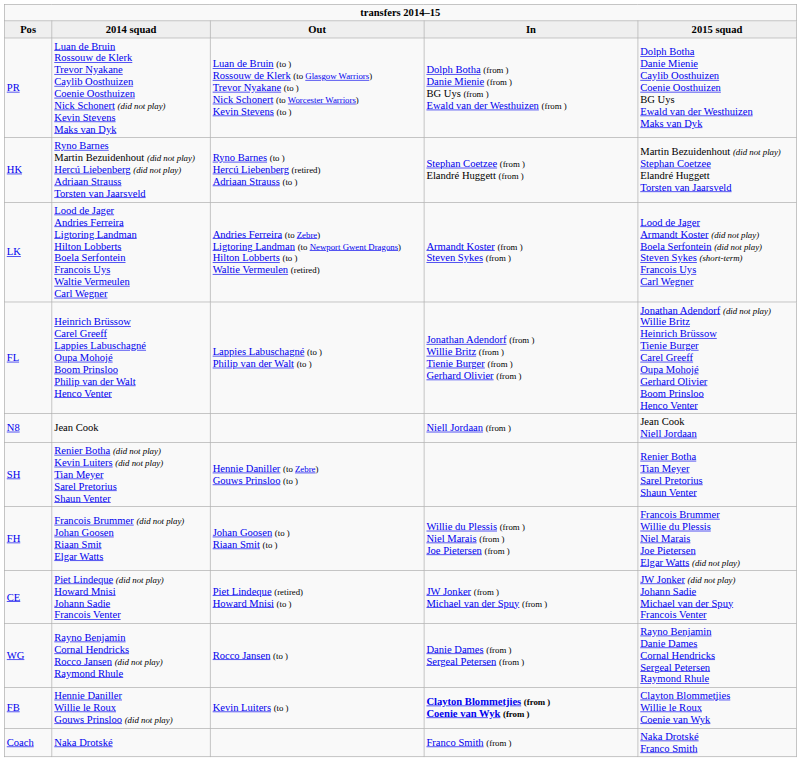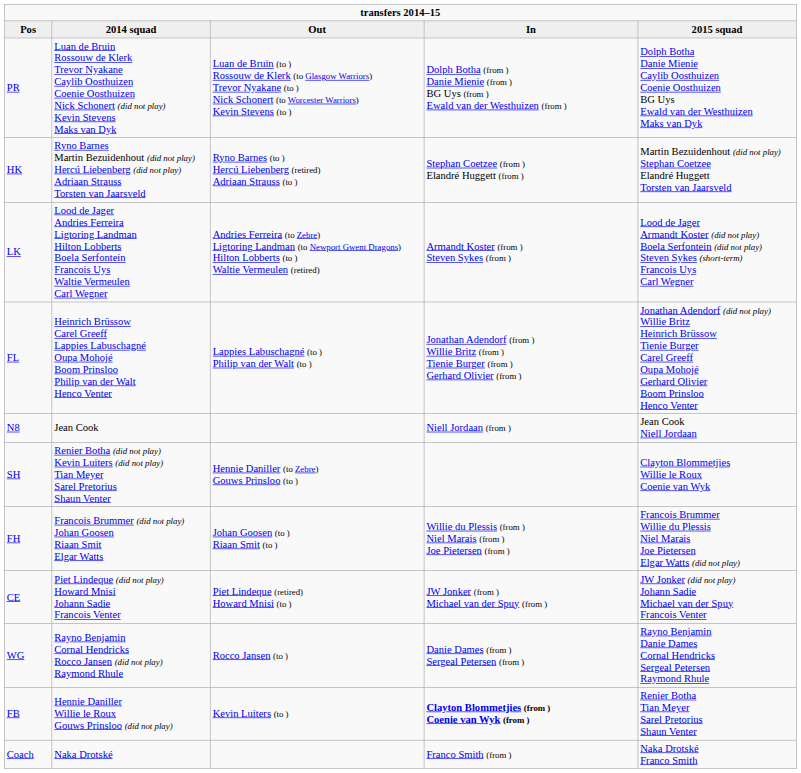(671, 474) Renier Botha Tian Meyer Sarel Pretorius Shaun Venter -> (685, 474) Clayton Blommetjies Willie le Roux Coenie van Wyk
(685, 707) Clayton Blommetjies Willie le Roux Coenie van Wyk -> (671, 713) Renier Botha Tian Meyer Sarel Pretorius Shaun Venter
